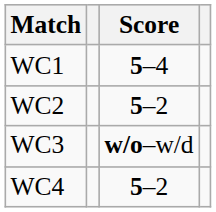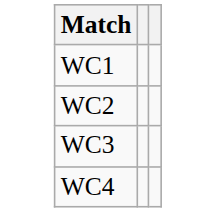- column: (149, 24)
